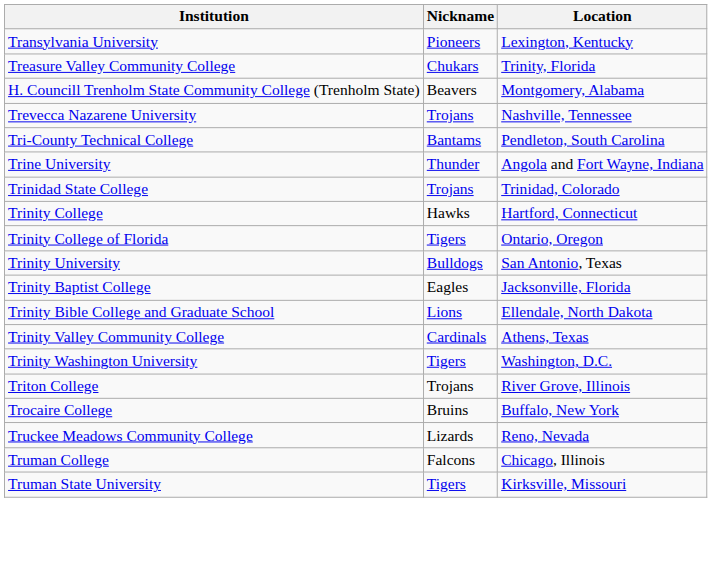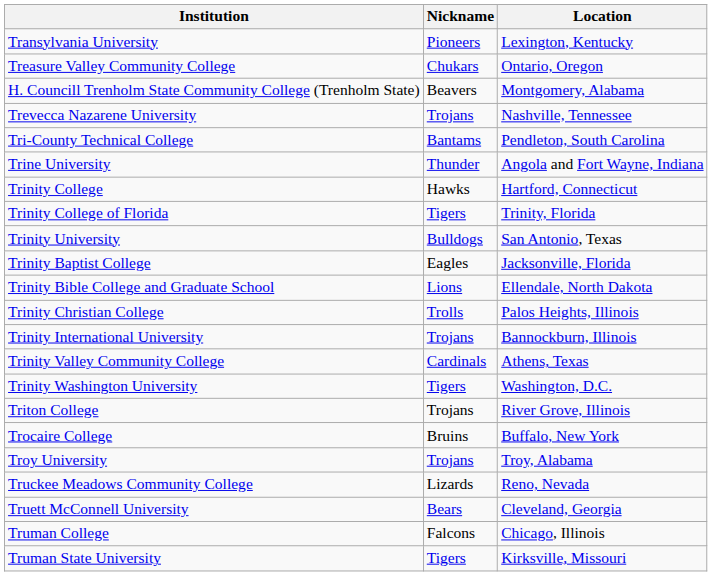(548, 66) Trinity, Florida -> (552, 66) Ontario, Oregon
- row: (78, 189)
(552, 238) Ontario, Oregon -> (548, 213) Trinity, Florida
+ row: (86, 312)
+ row: (106, 336)
+ row: (58, 459)
+ row: (98, 509)
